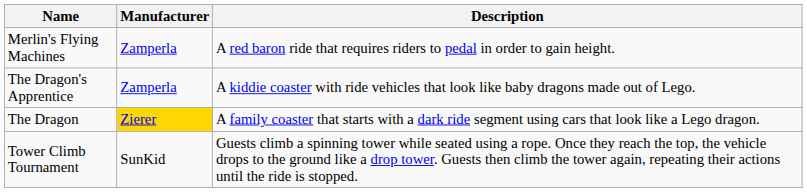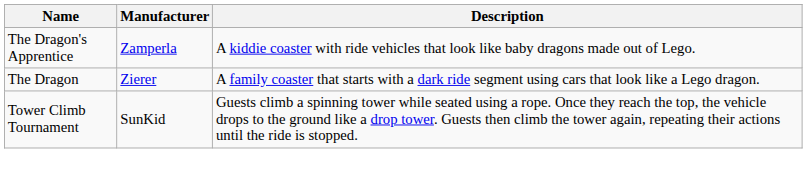- row: (53, 47)
(138, 119) gold background -> (138, 79) no background
